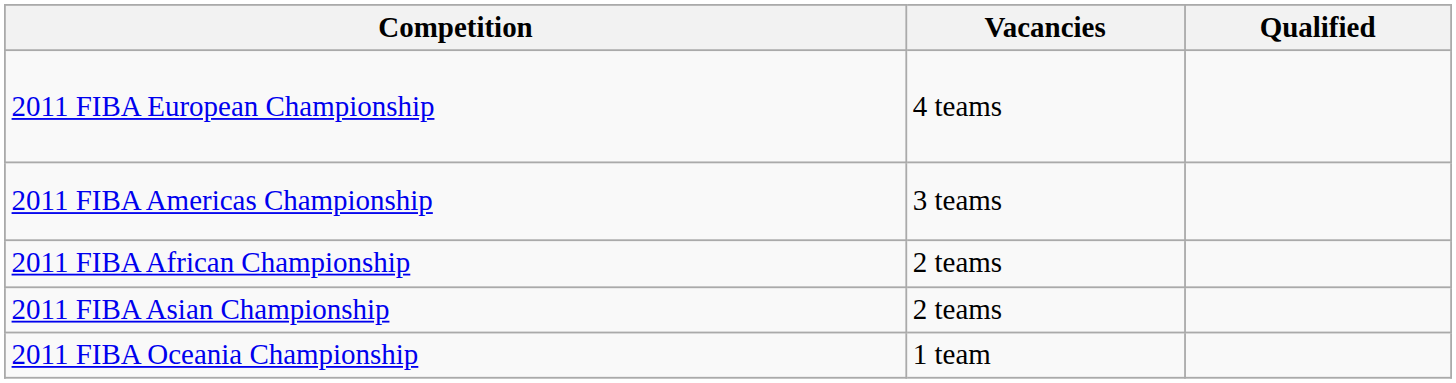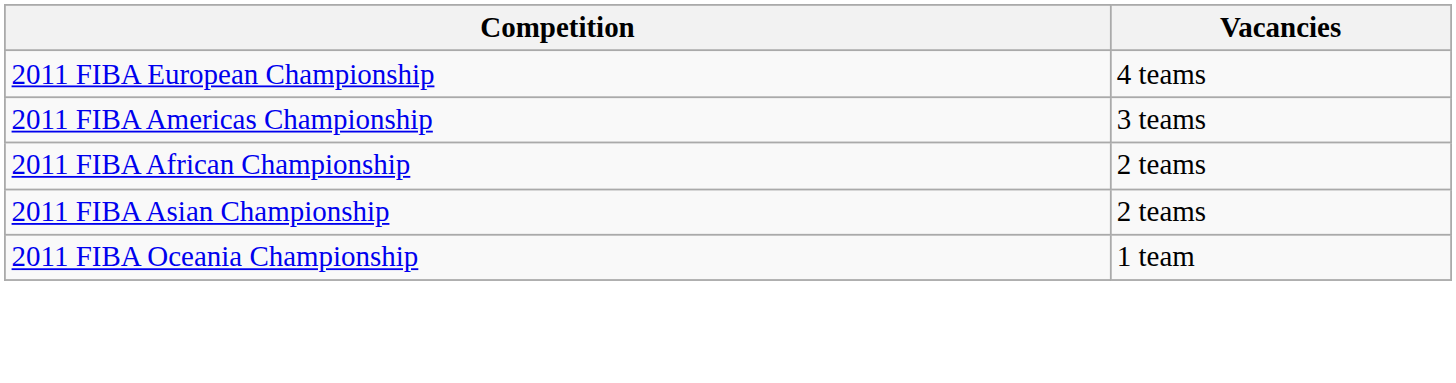- column: (1318, 27)
